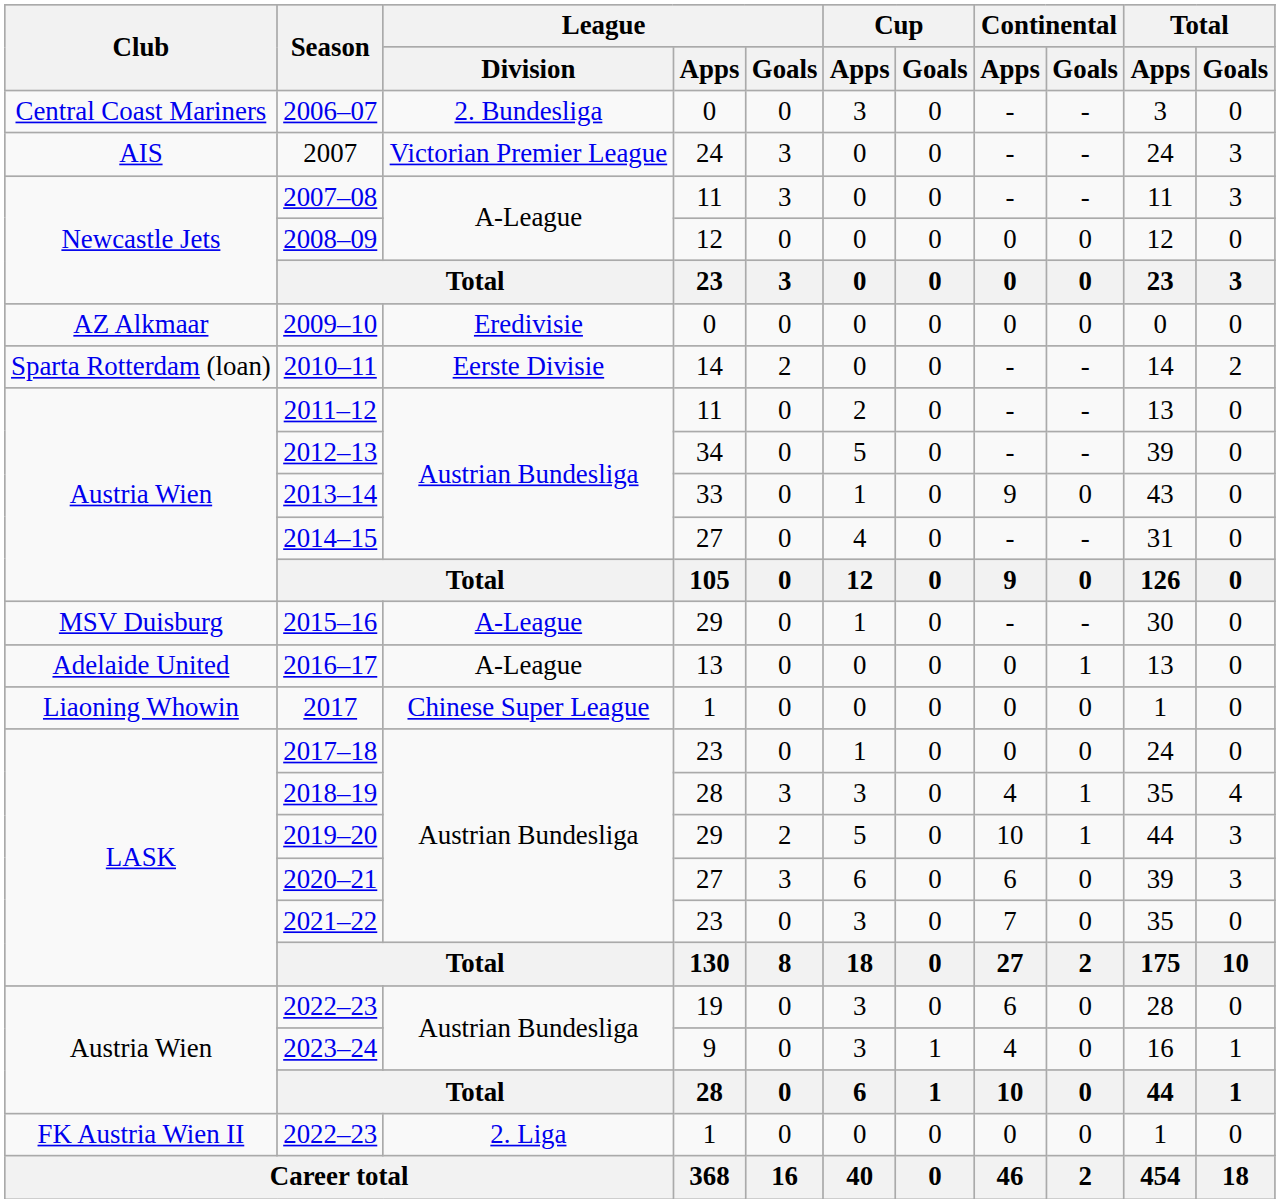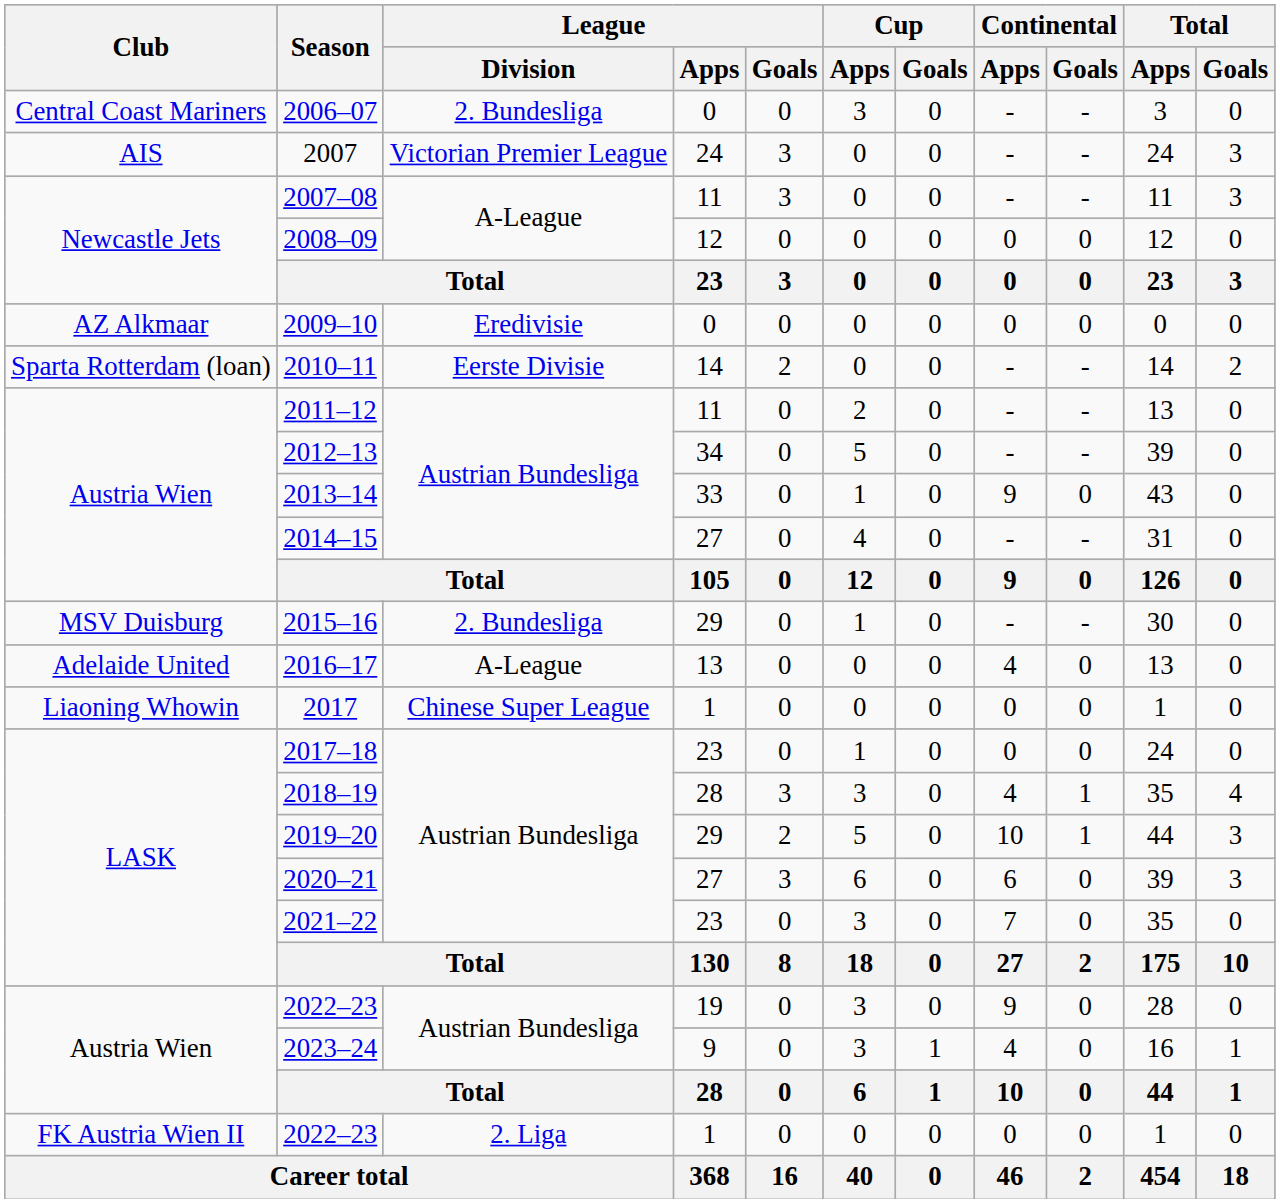(528, 622) A-League -> (528, 622) 2. Bundesliga
(1010, 665) 0 -> (1010, 665) 4
(1085, 665) 1 -> (1085, 665) 0
(1010, 1006) 6 -> (1010, 1006) 9
